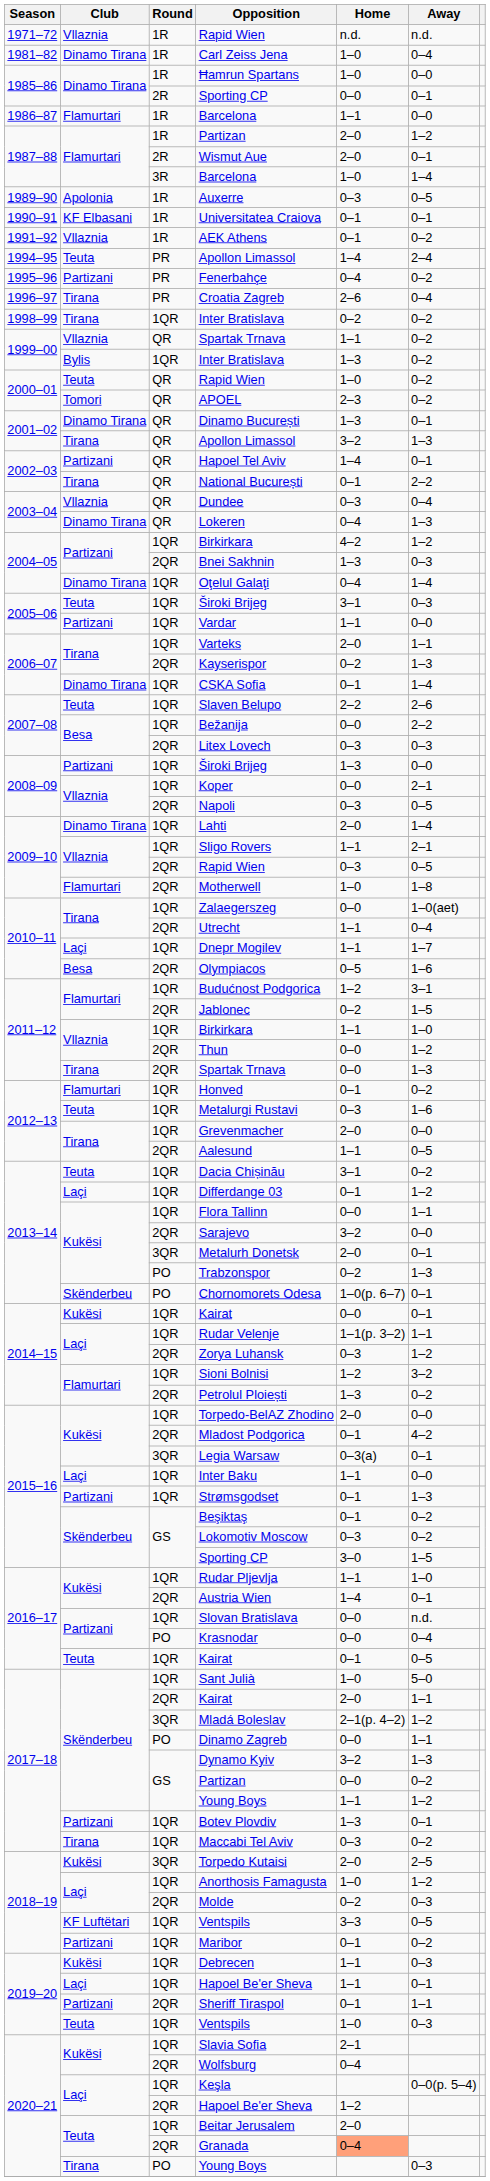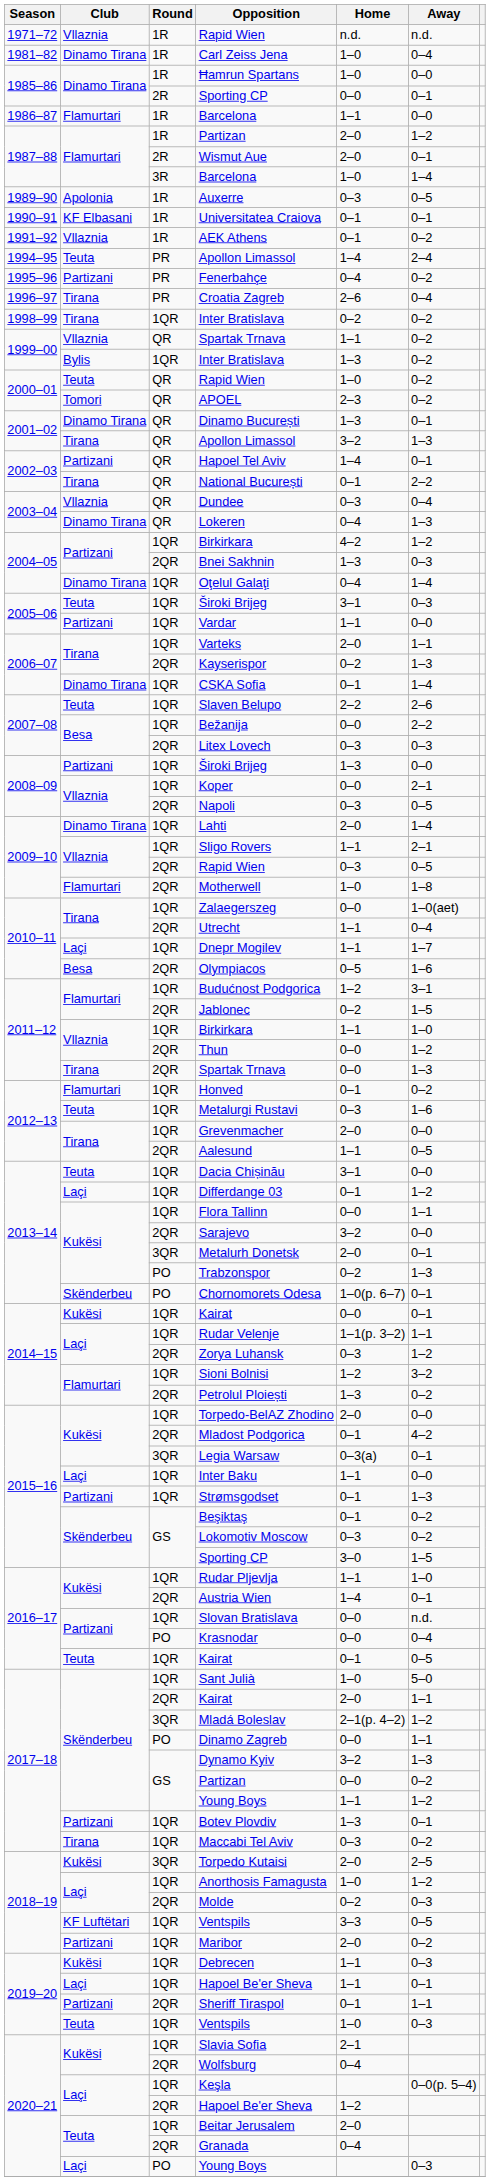(422, 1171) 0–2 -> (422, 1171) 0–0
(350, 1943) 0–1 -> (350, 1943) 2–0
(350, 2146) lightsalmon background -> (350, 2146) no background
(81, 2166) Tirana -> (75, 2166) Laçi
